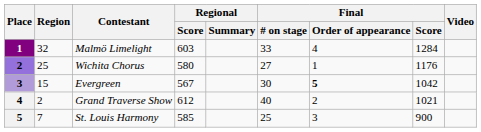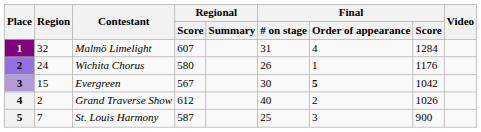(186, 48) 603 -> (186, 48) 607
(266, 48) 33 -> (266, 48) 31
(43, 65) 25 -> (43, 65) 24
(266, 65) 27 -> (266, 65) 26
(427, 100) 1021 -> (427, 100) 1026
(186, 118) 585 -> (186, 118) 587
